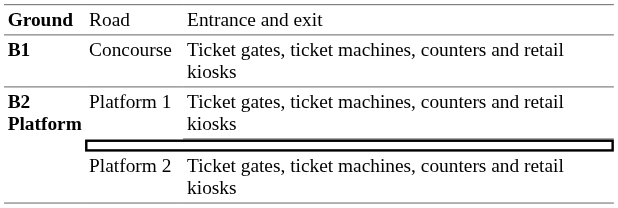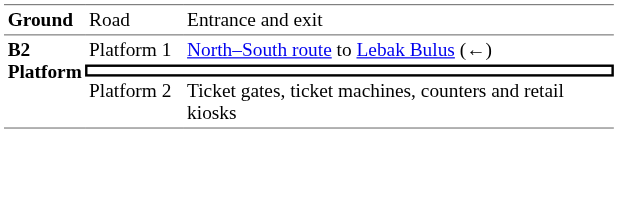- row: (130, 49)
(375, 112) Ticket gates, ticket machines, counters and retail kiosks -> (340, 49) North–South route to Lebak Bulus (←)
